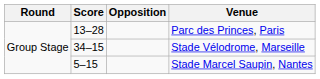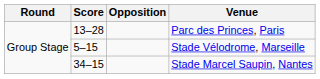(89, 47) 34–15 -> (86, 47) 5–15
(86, 64) 5–15 -> (89, 64) 34–15
